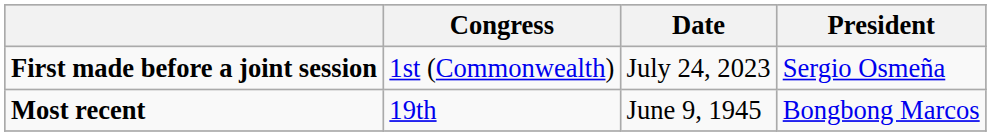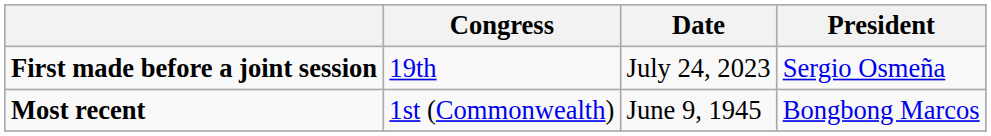(502, 67) 1st (Commonwealth) -> (413, 67) 19th
(413, 109) 19th -> (502, 109) 1st (Commonwealth)
